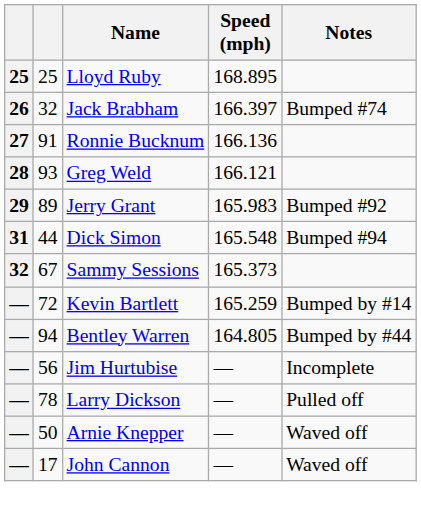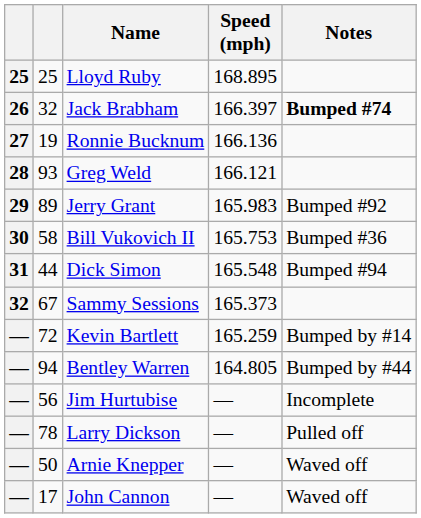(337, 108) normal -> (339, 108) bold
(48, 141) 91 -> (48, 141) 19
+ row: (131, 238)
